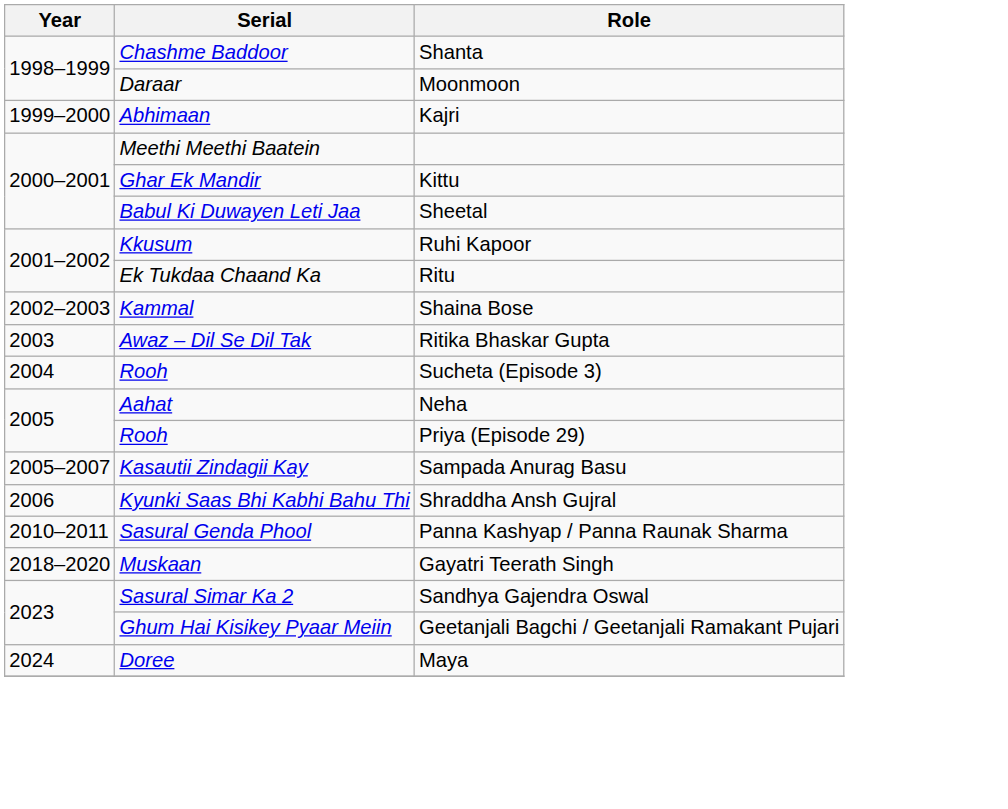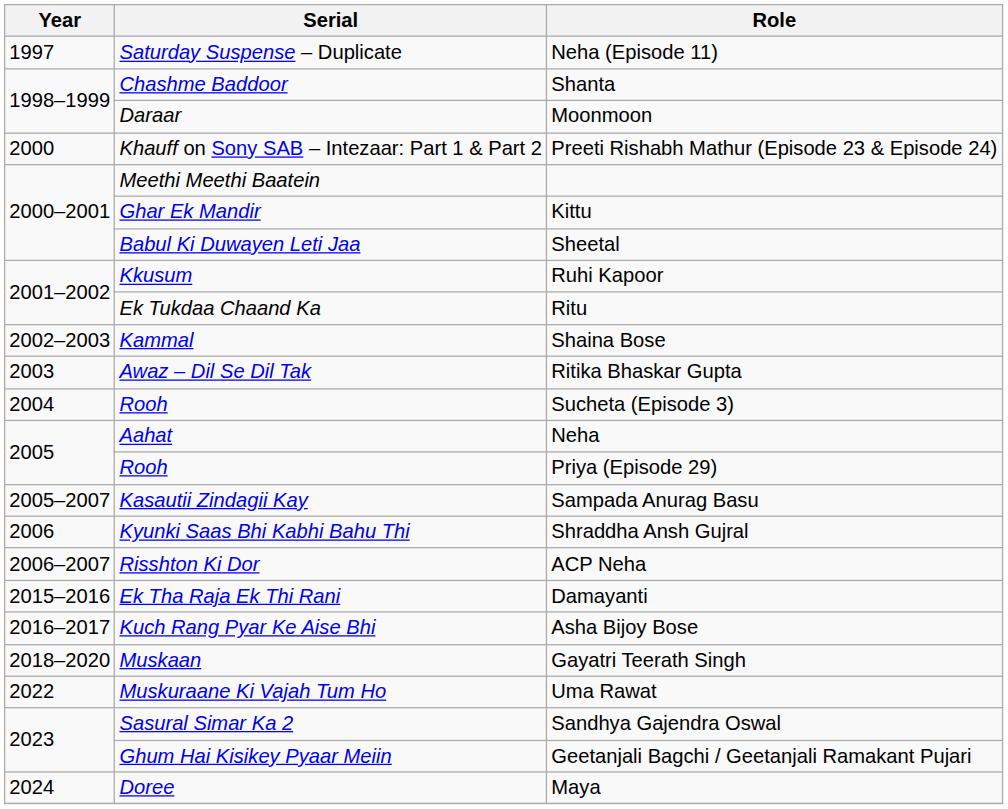+ row: (261, 52)
- row: (165, 116)
+ row: (331, 148)
+ row: (190, 564)
- row: (215, 532)
+ row: (230, 595)
+ row: (247, 627)
+ row: (253, 691)
